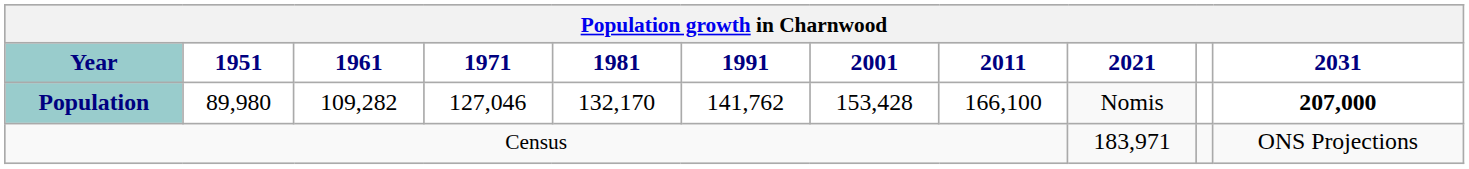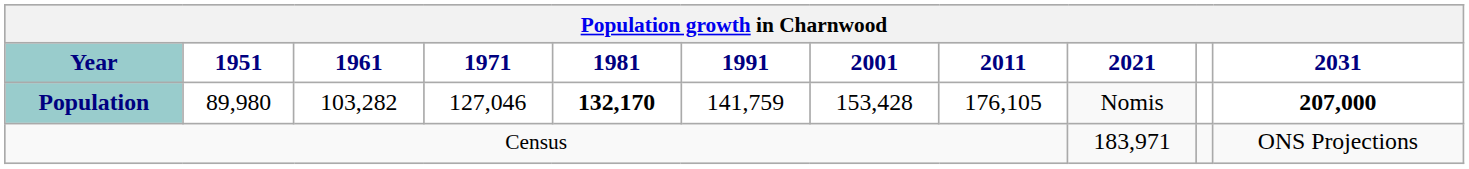(359, 102) 109,282 -> (359, 102) 103,282
(617, 102) normal -> (617, 102) bold
(745, 102) 141,762 -> (745, 102) 141,759
(1003, 102) 166,100 -> (1003, 102) 176,105
